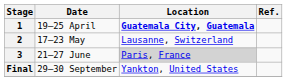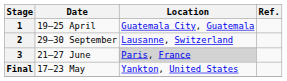(188, 26) bold -> (188, 26) normal
(61, 40) 17–23 May -> (77, 40) 29–30 September
(77, 69) 29–30 September -> (61, 69) 17–23 May
